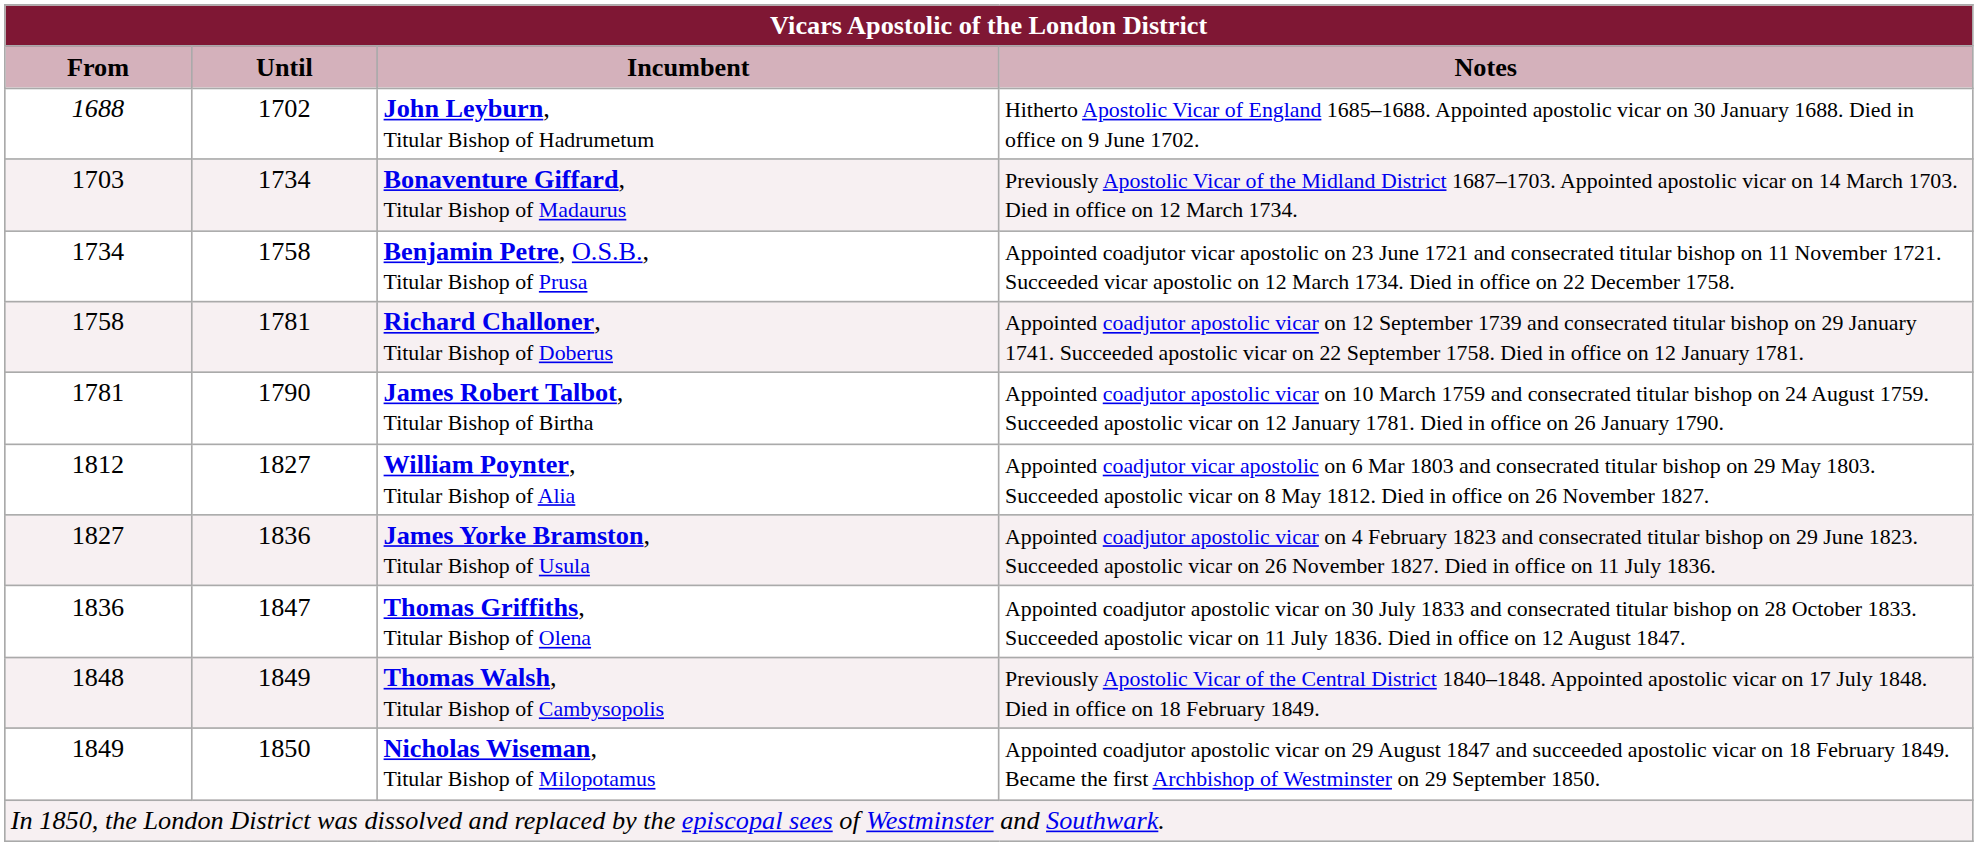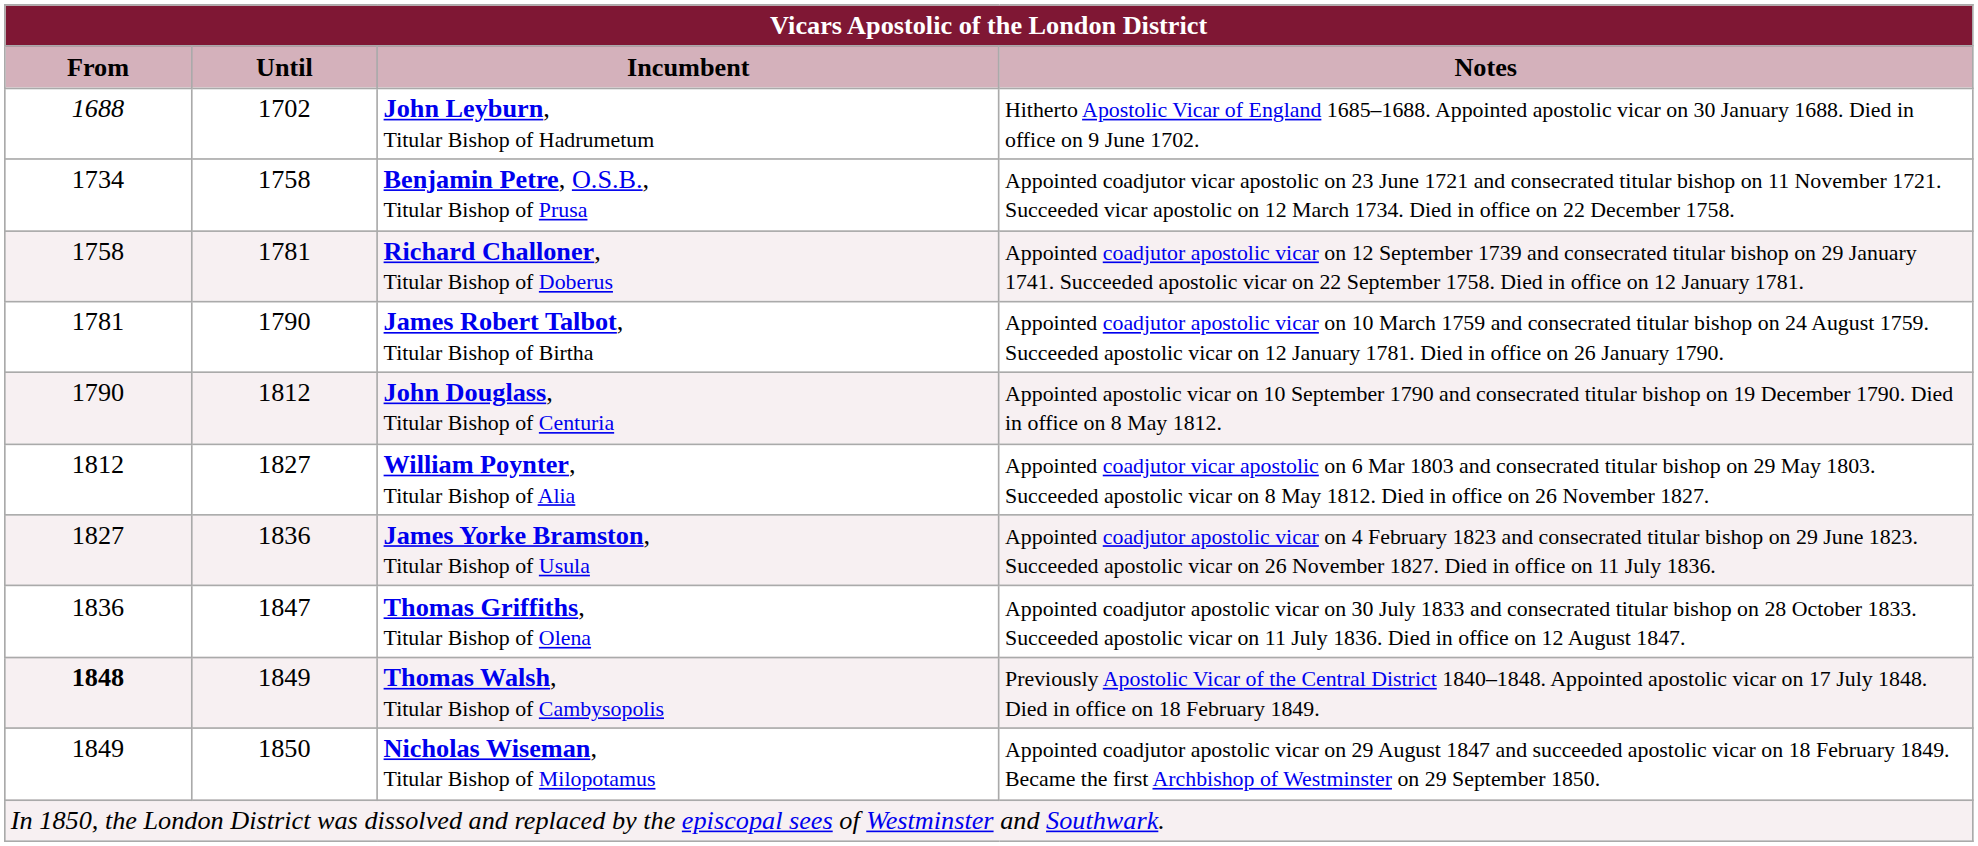- row: (505, 194)
+ row: (499, 407)
(98, 677) normal -> (98, 677) bold
